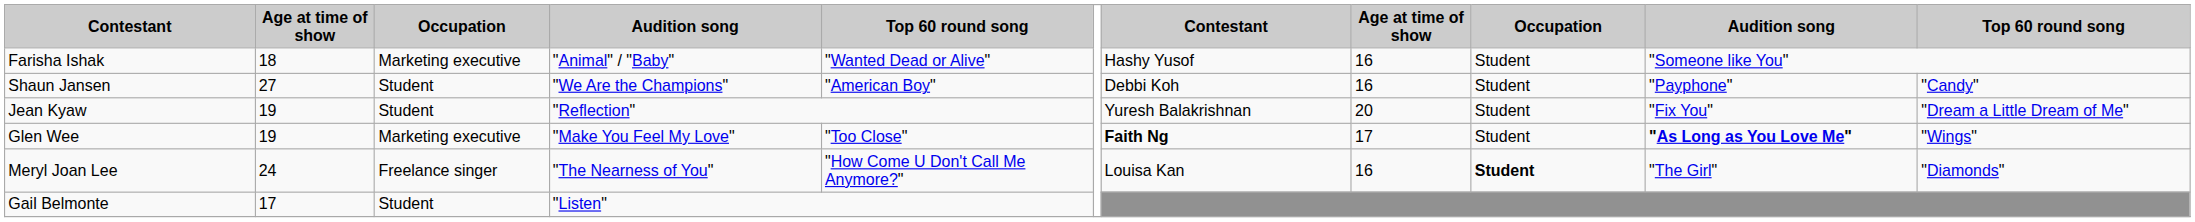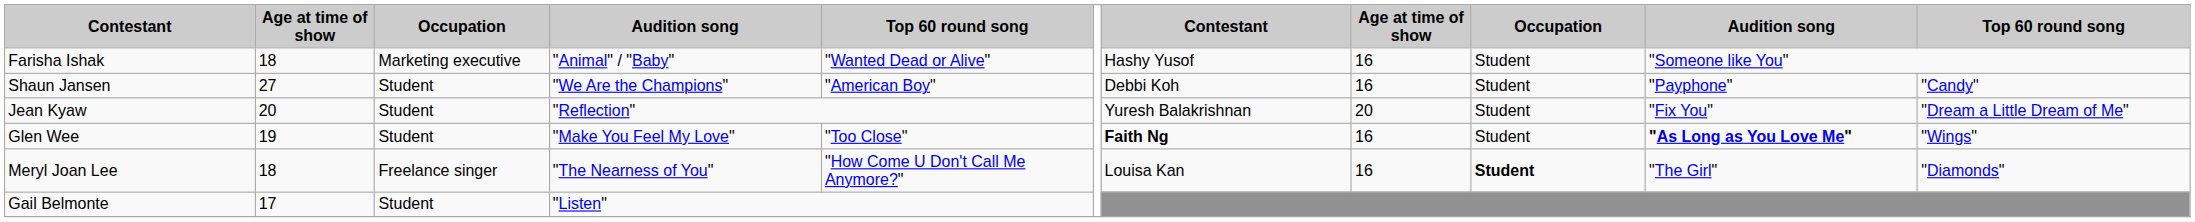(268, 111) 19 -> (268, 111) 20
(450, 136) Marketing executive -> (406, 136) Student
(1364, 136) 17 -> (1364, 136) 16
(268, 170) 24 -> (268, 170) 18
